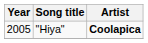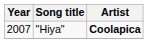(19, 30) 2005 -> (19, 30) 2007
